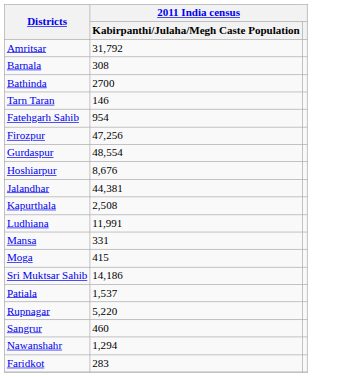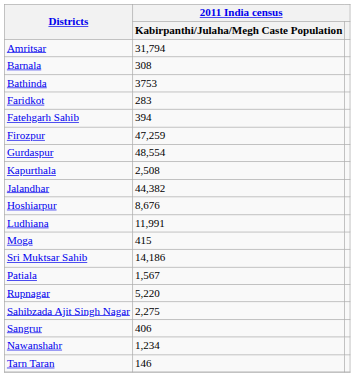(108, 48) 31,792 -> (150, 48) 31,794
(103, 83) 2700 -> (146, 83) 3753
rows swapped: (26, 363) <-> (31, 100)
(101, 118) 954 -> (143, 118) 394
(108, 135) 47,256 -> (150, 135) 47,259
rows swapped: (32, 170) <-> (31, 205)
(108, 188) 44,381 -> (150, 188) 44,382
- row: (22, 240)
(105, 293) 1,537 -> (147, 275) 1,567
+ row: (68, 310)
(101, 328) 460 -> (143, 328) 406
(105, 345) 1,294 -> (147, 345) 1,234
